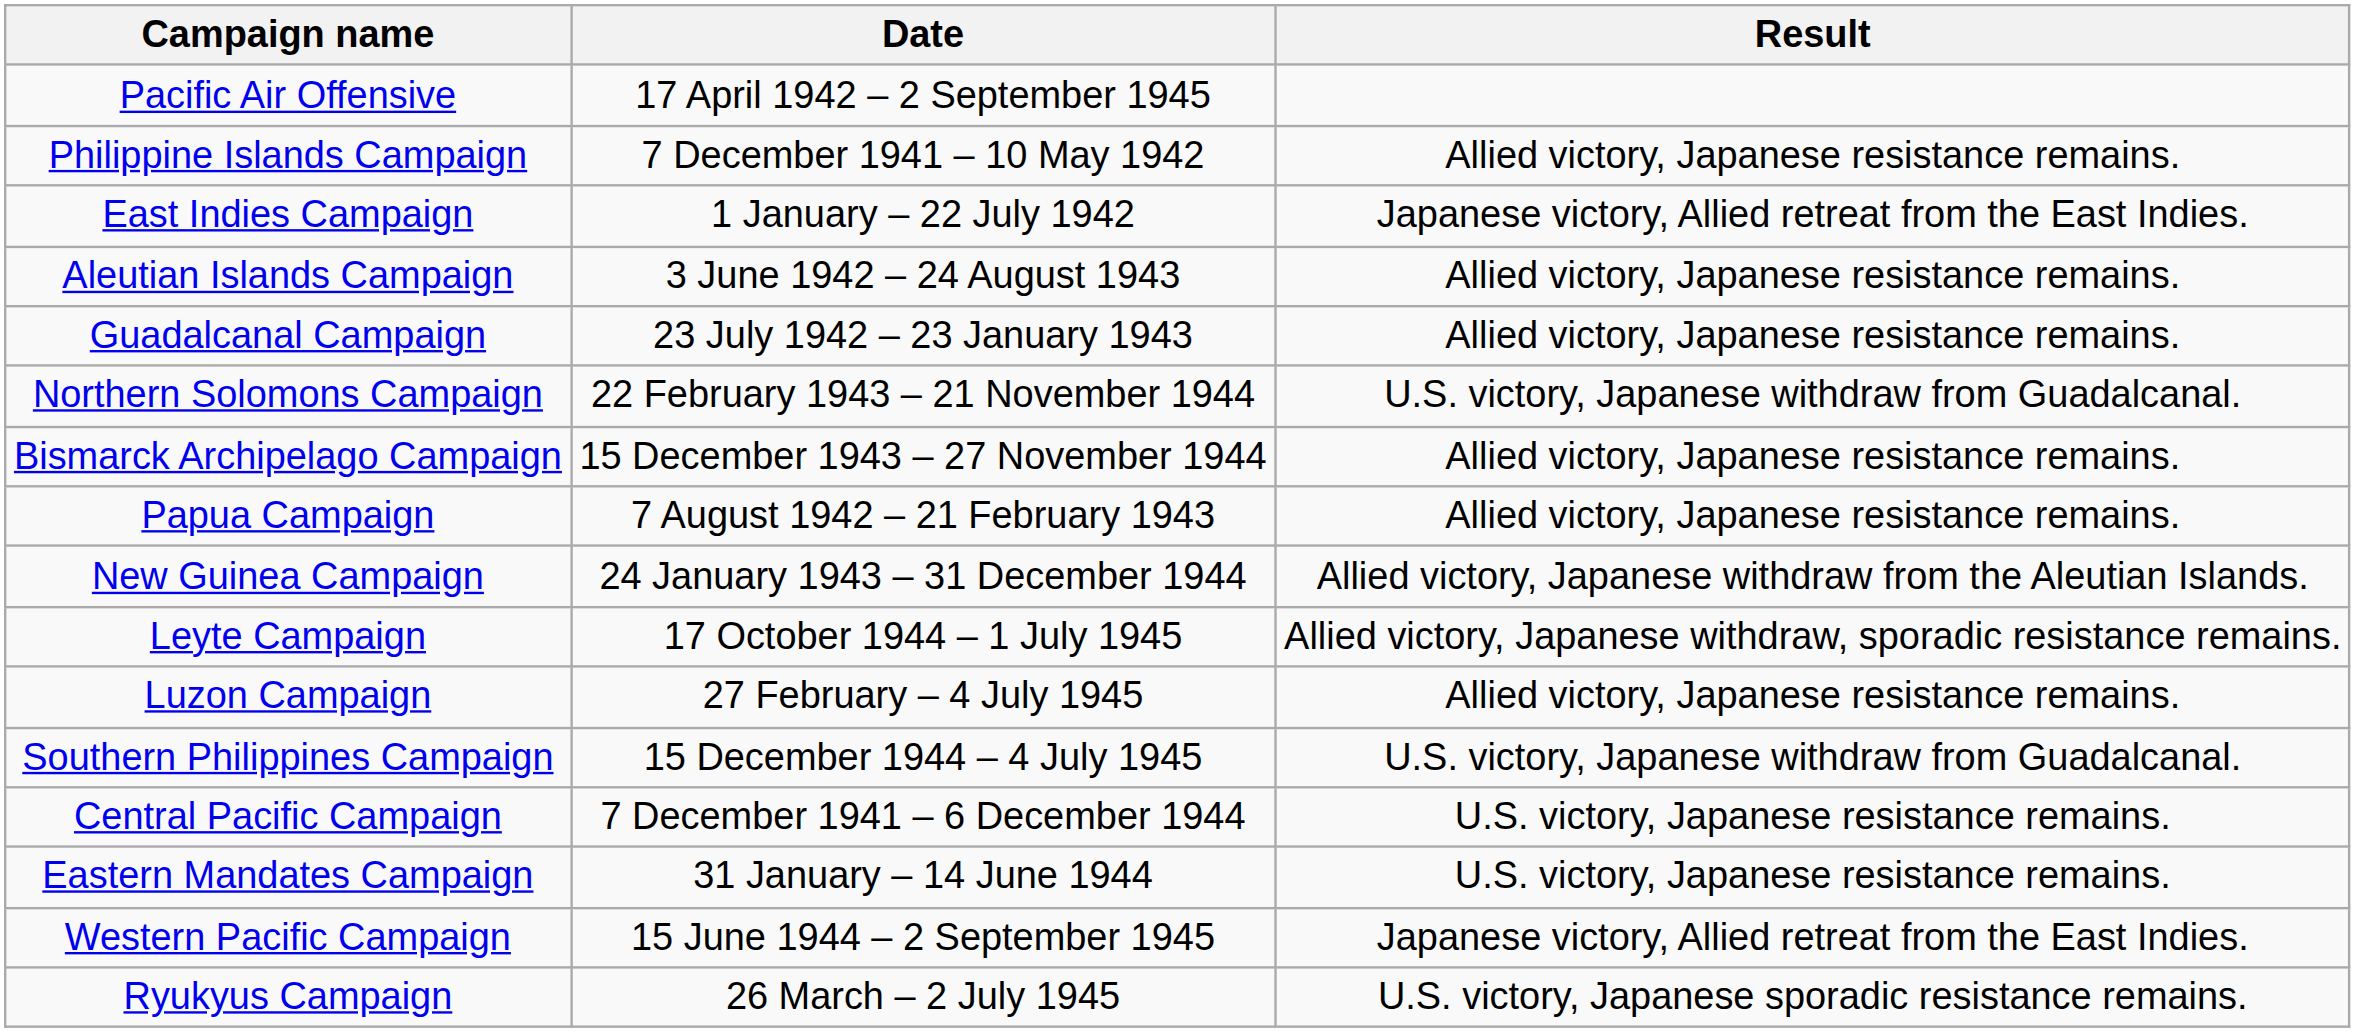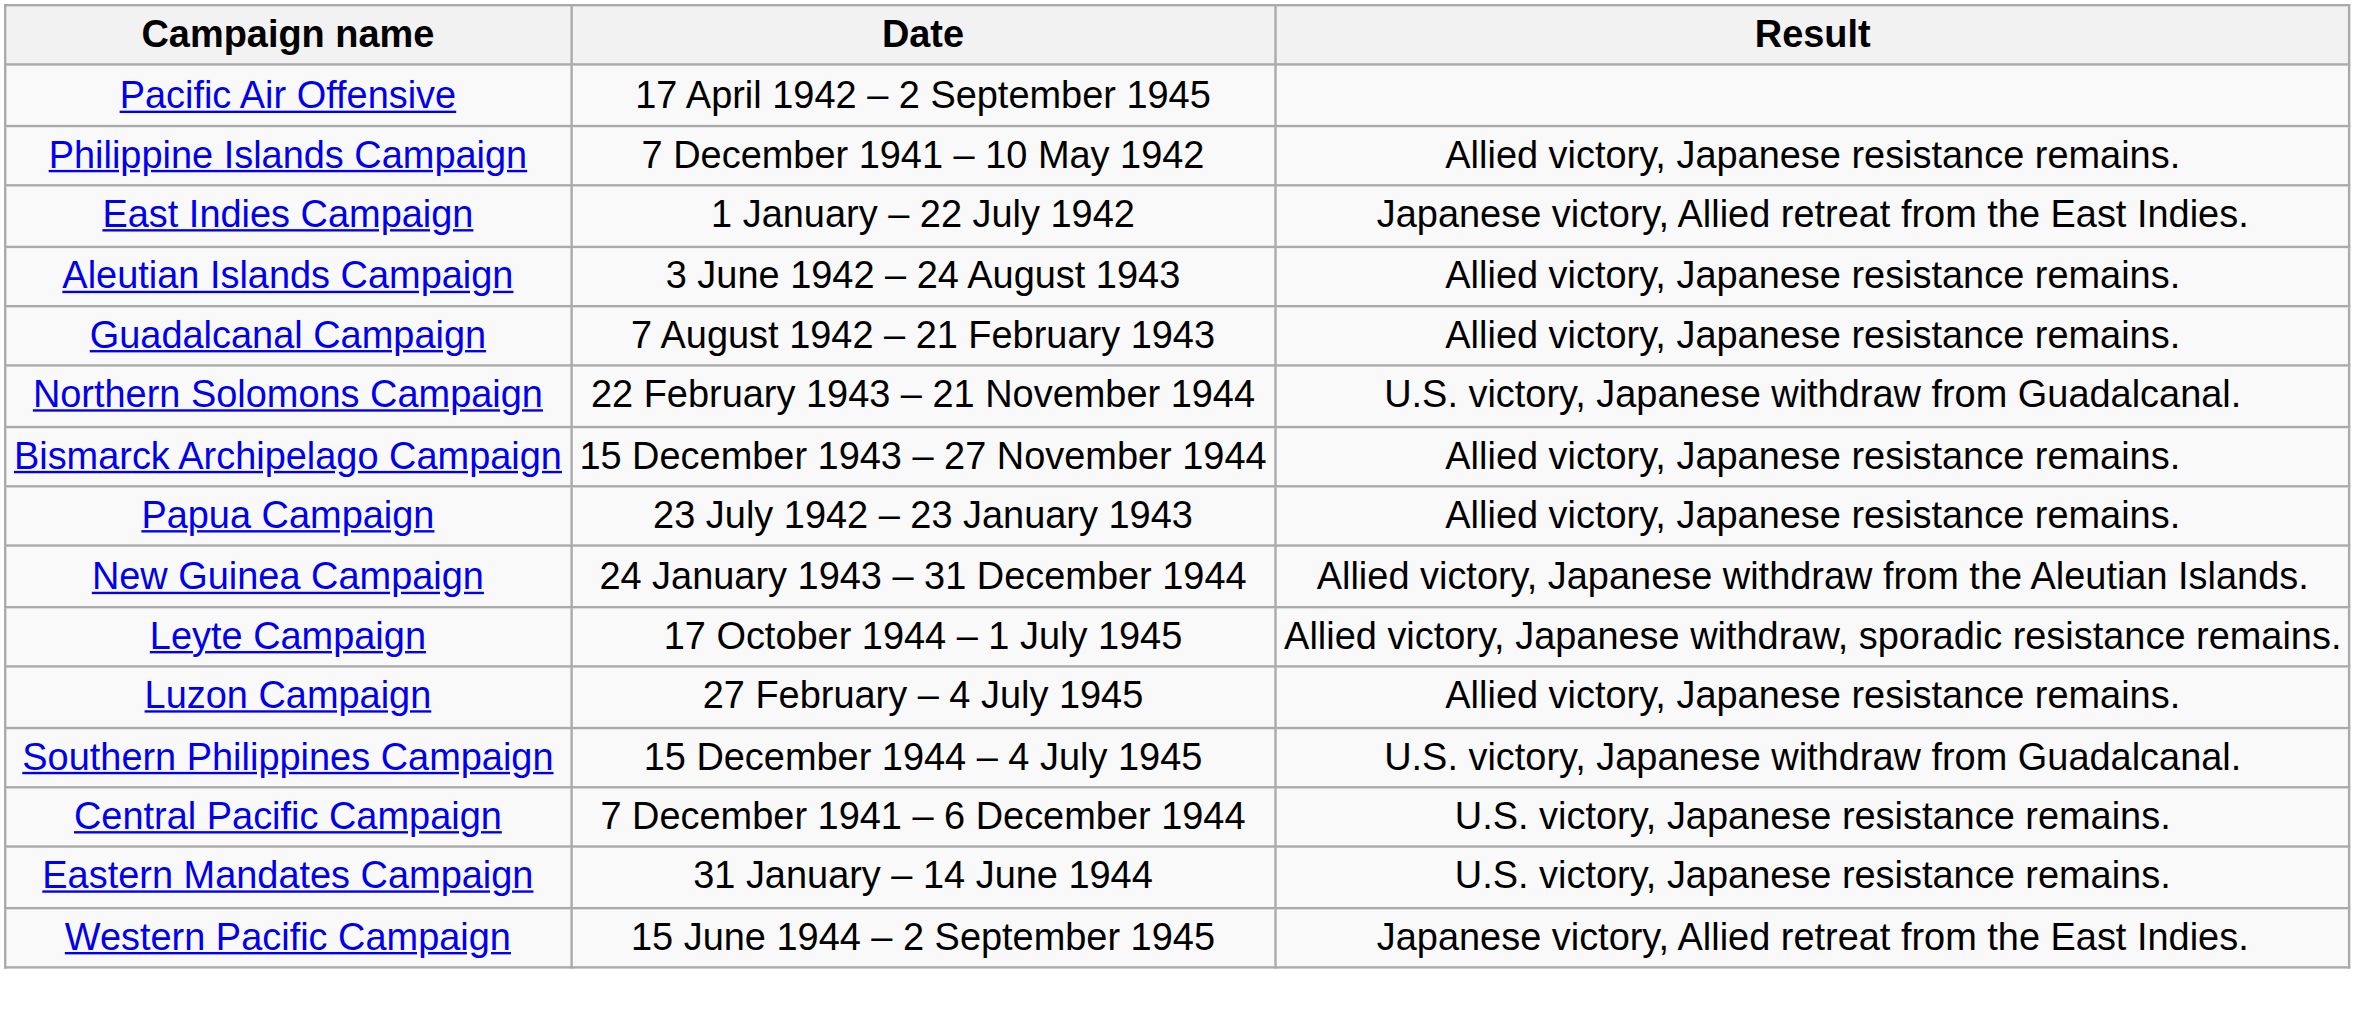(923, 335) 23 July 1942 – 23 January 1943 -> (923, 335) 7 August 1942 – 21 February 1943
(923, 515) 7 August 1942 – 21 February 1943 -> (923, 515) 23 July 1942 – 23 January 1943
- row: (288, 996)
